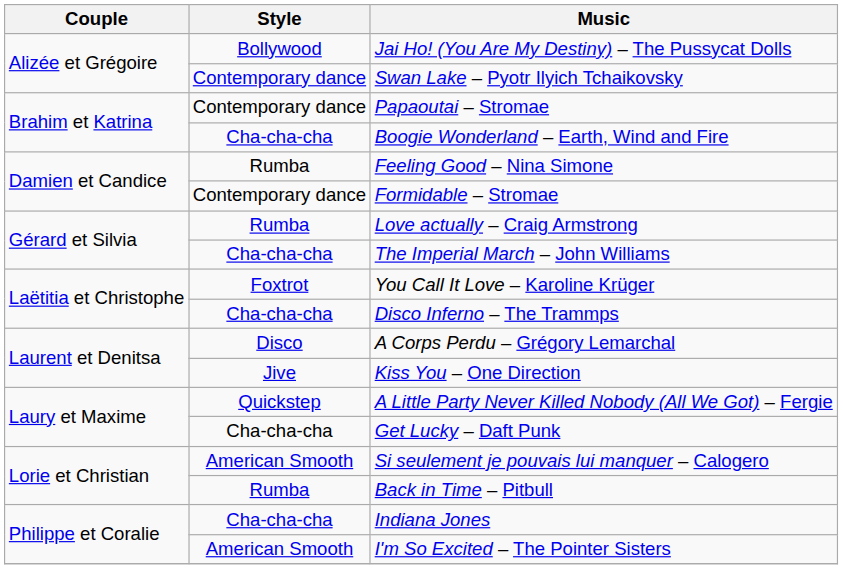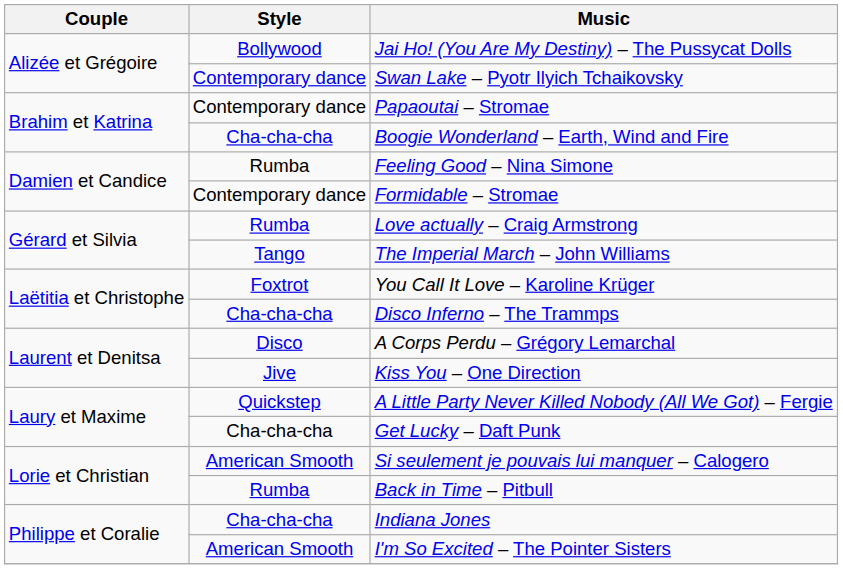(279, 254) Cha-cha-cha -> (279, 254) Tango
